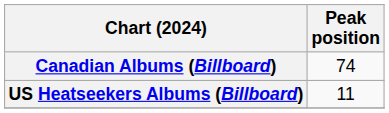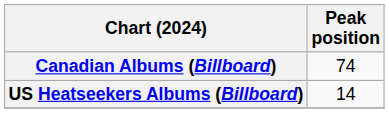(346, 94) 11 -> (346, 94) 14
